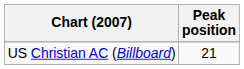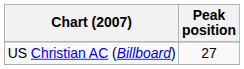(209, 53) 21 -> (209, 53) 27
